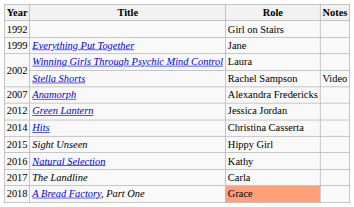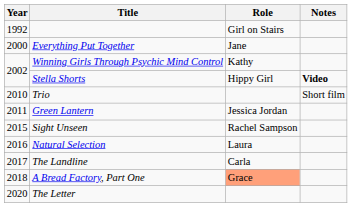(17, 45) 1999 -> (17, 45) 2000
(240, 62) Laura -> (241, 62) Kathy
(263, 78) Rachel Sampson -> (251, 78) Hippy Girl
(335, 78) normal -> (315, 78) bold
- row: (54, 95)
+ row: (41, 95)
(17, 111) 2012 -> (17, 111) 2011
- row: (41, 128)
(251, 144) Hippy Girl -> (263, 128) Rachel Sampson
(241, 161) Kathy -> (240, 144) Laura
+ row: (54, 194)
